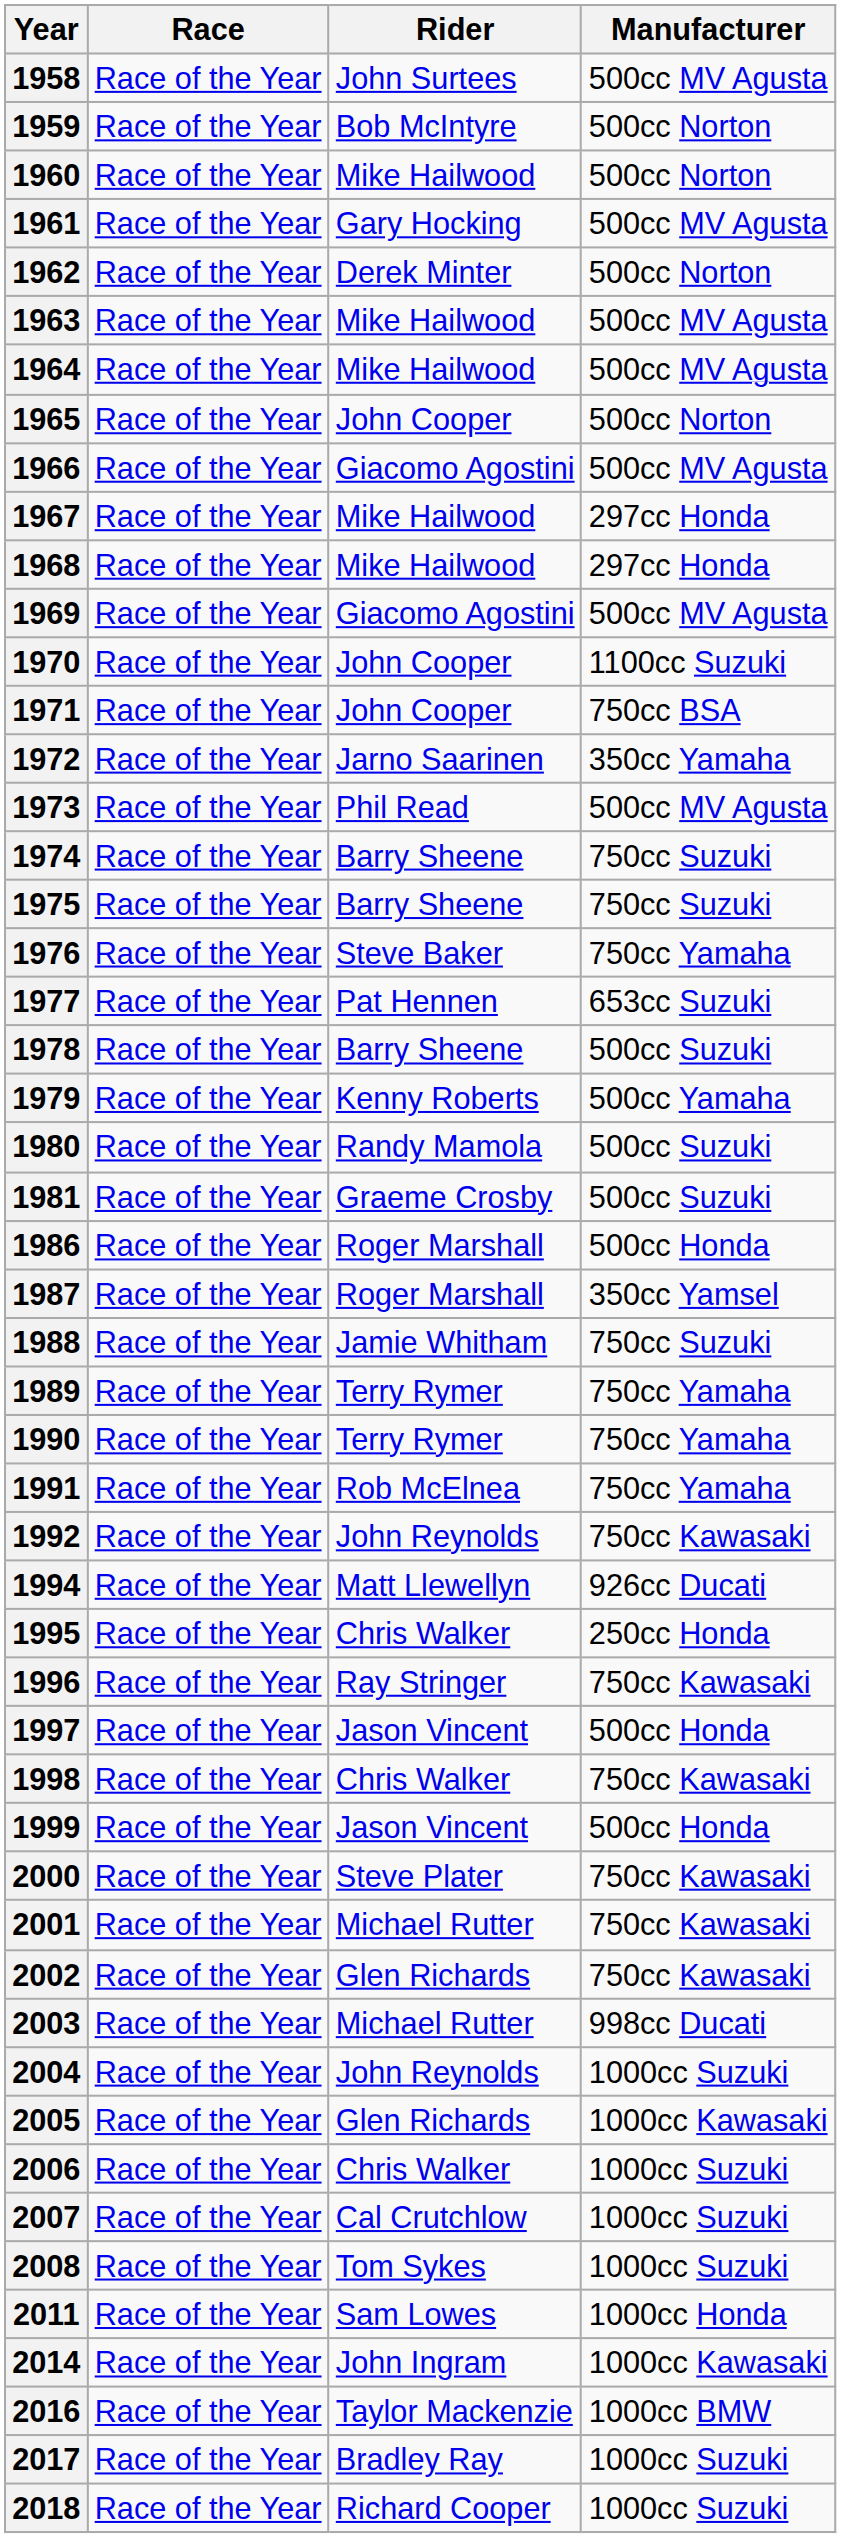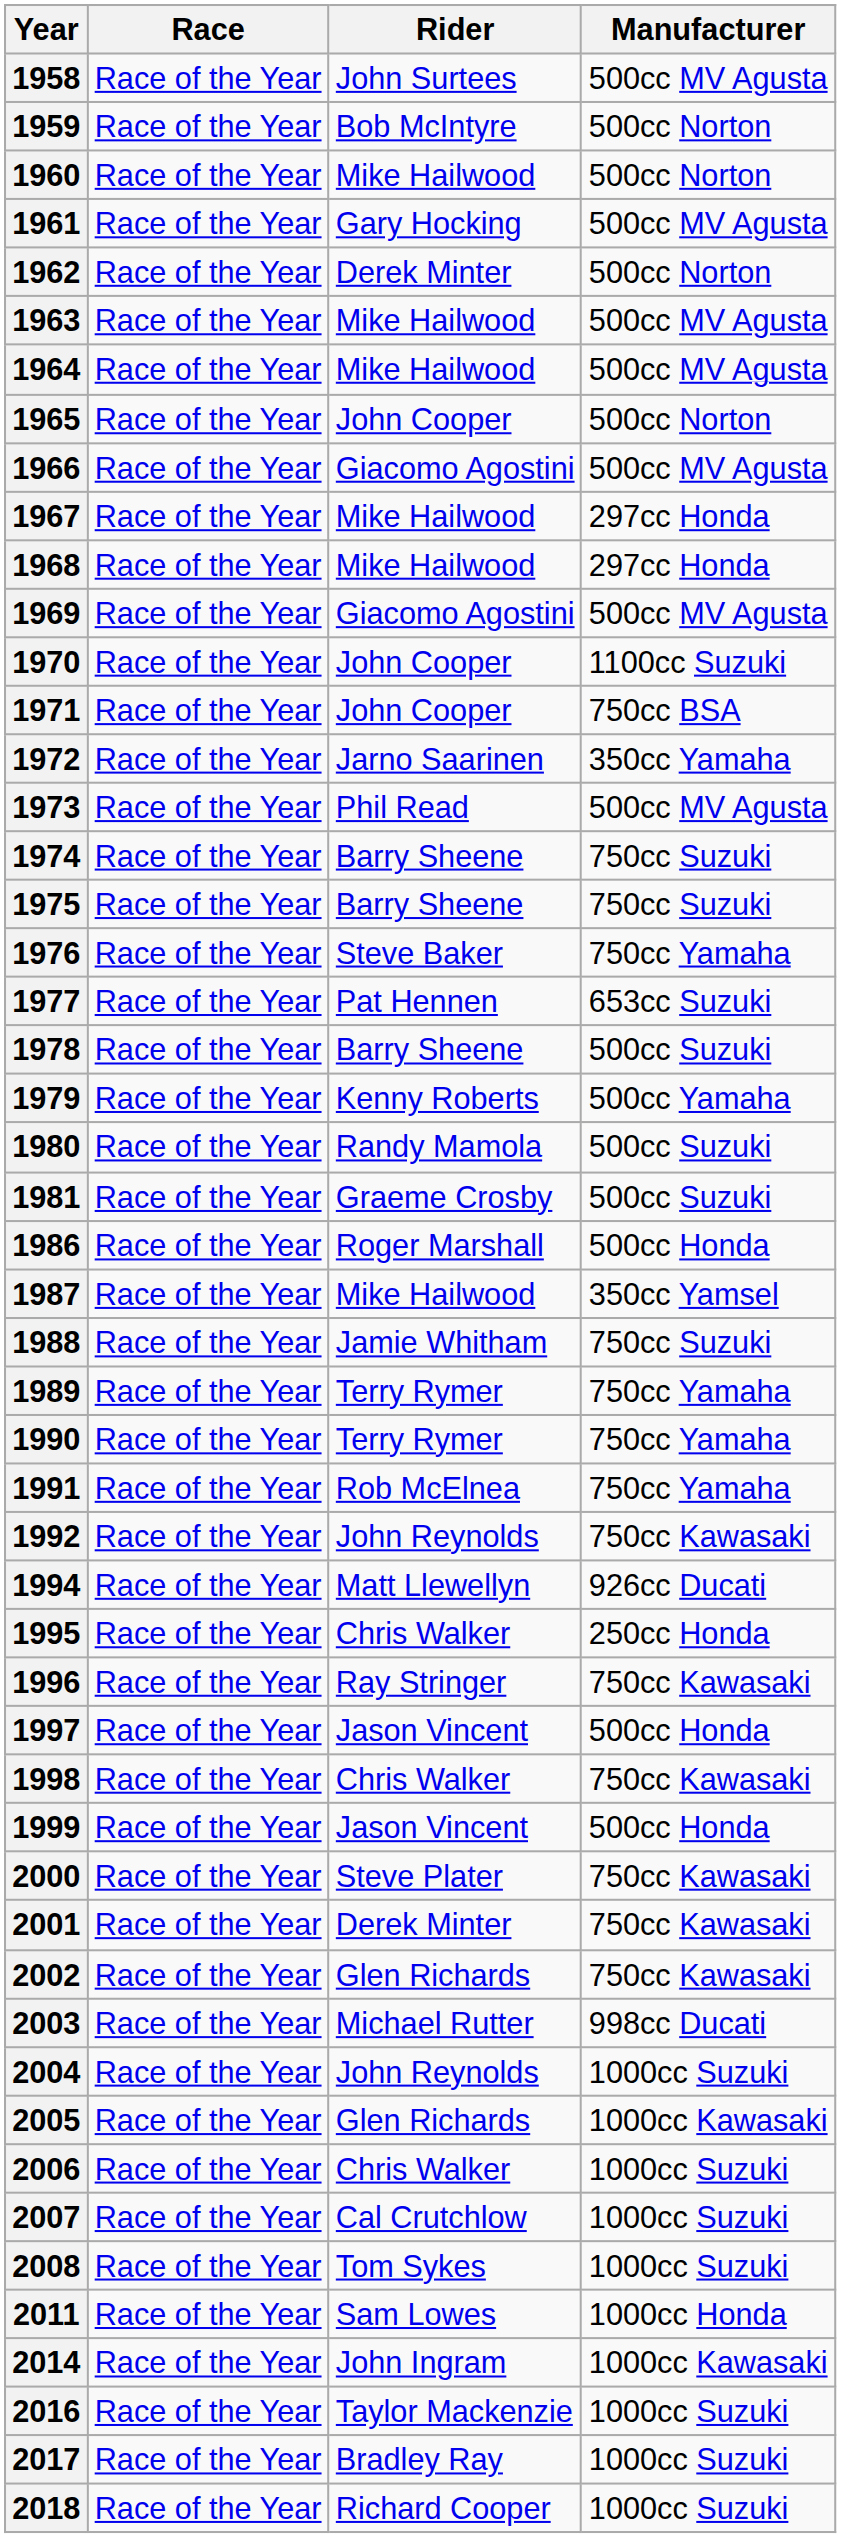(440, 1293) Roger Marshall -> (436, 1293) Mike Hailwood
(435, 1925) Michael Rutter -> (424, 1925) Derek Minter
(680, 2411) 1000cc BMW -> (689, 2411) 1000cc Suzuki
